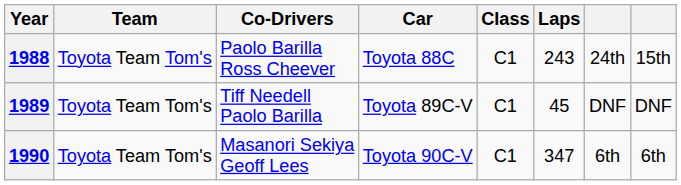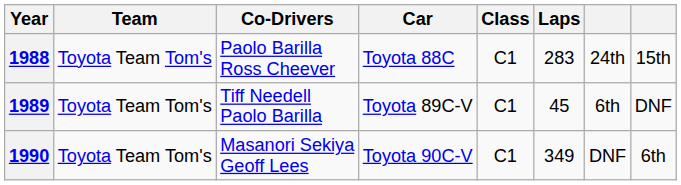(559, 58) 243 -> (559, 58) 283
(608, 107) DNF -> (608, 107) 6th
(559, 156) 347 -> (559, 156) 349
(608, 156) 6th -> (608, 156) DNF
